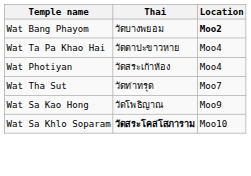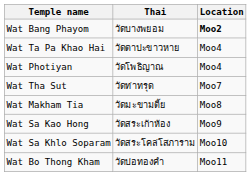(143, 67) วัดสระเก้าห้อง -> (139, 67) วัดโพธิญาณ
+ row: (45, 105)
(139, 105) วัดโพธิญาณ -> (143, 124) วัดสระเก้าห้อง
(155, 124) bold -> (155, 143) normal
+ row: (53, 162)
